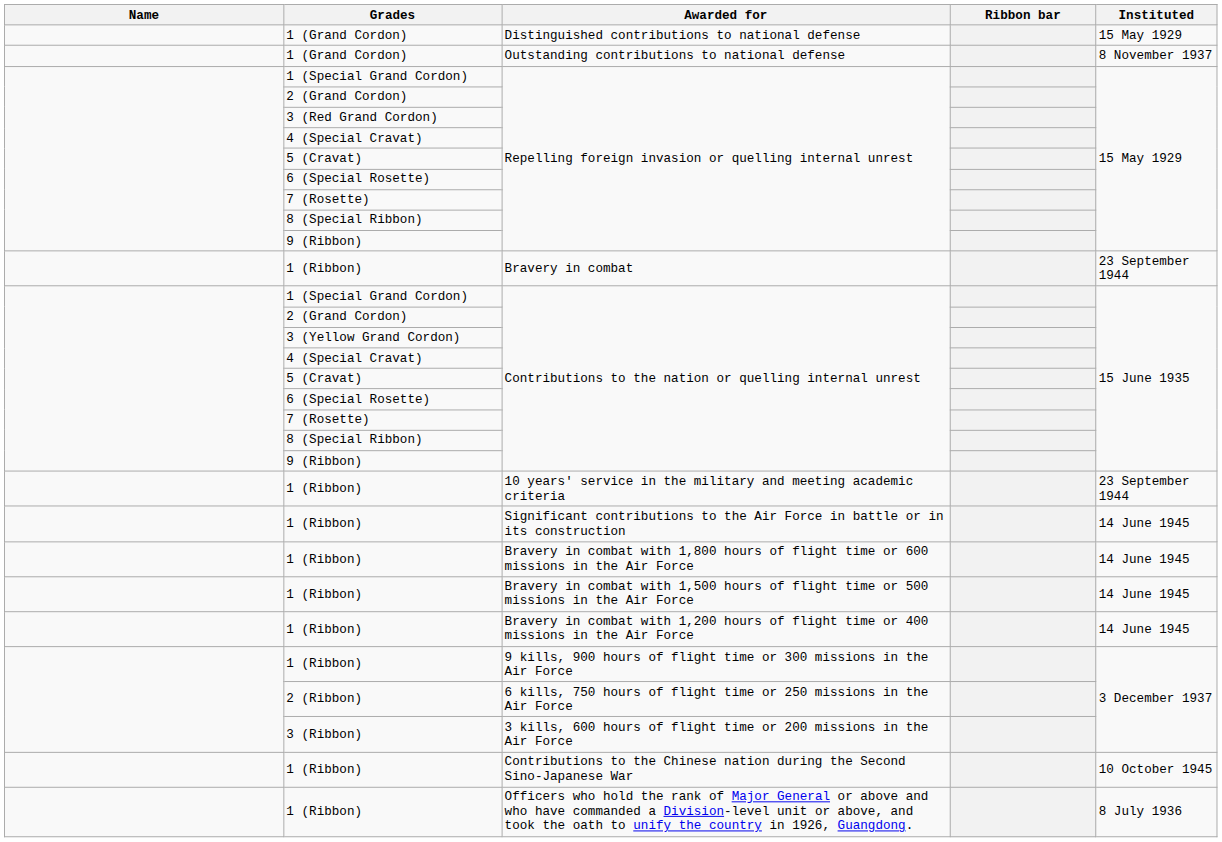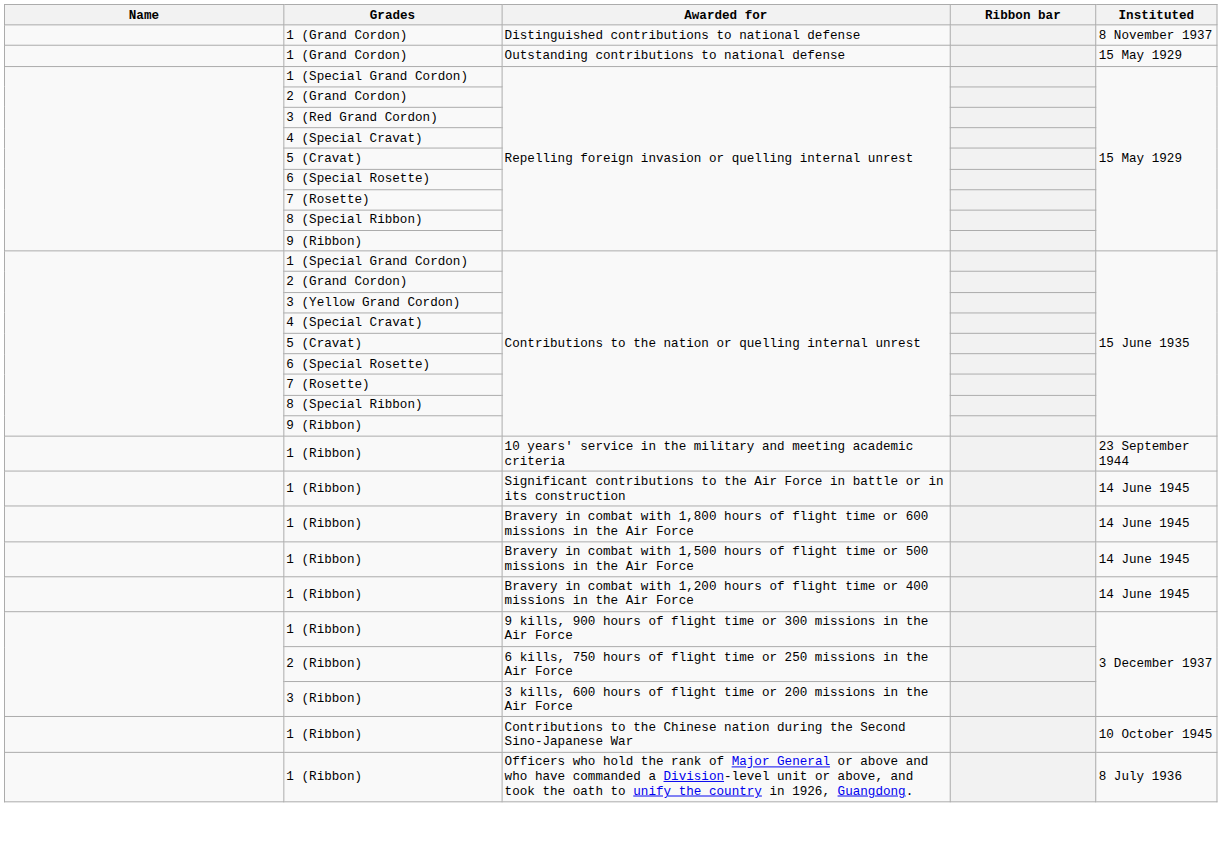(1140, 35) 15 May 1929 -> (1155, 35) 8 November 1937
(1155, 56) 8 November 1937 -> (1140, 56) 15 May 1929
- row: (324, 269)
